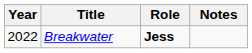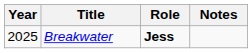(23, 36) 2022 -> (23, 36) 2025
